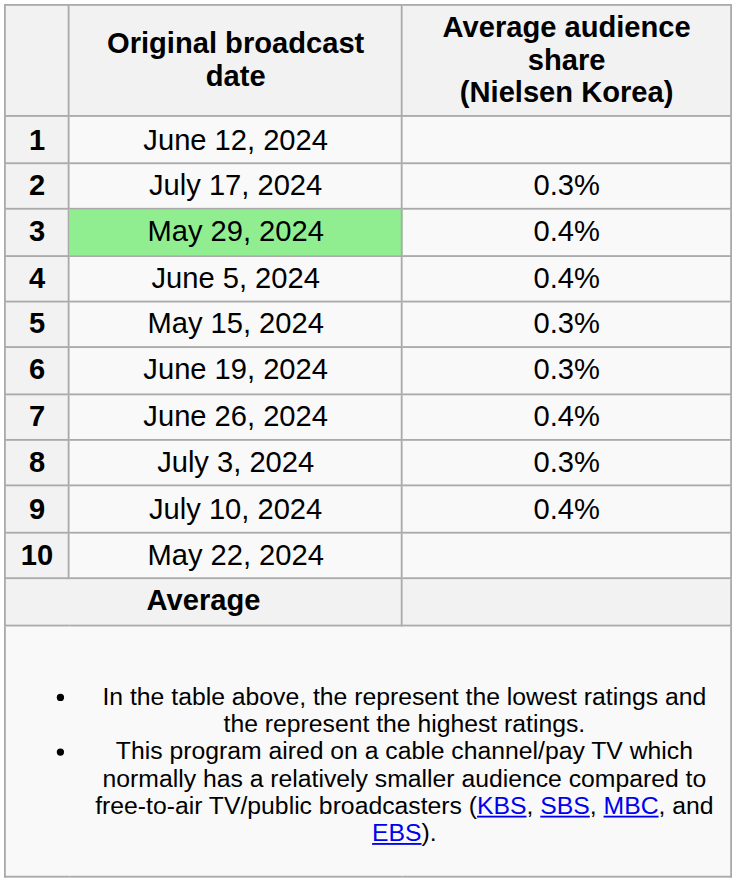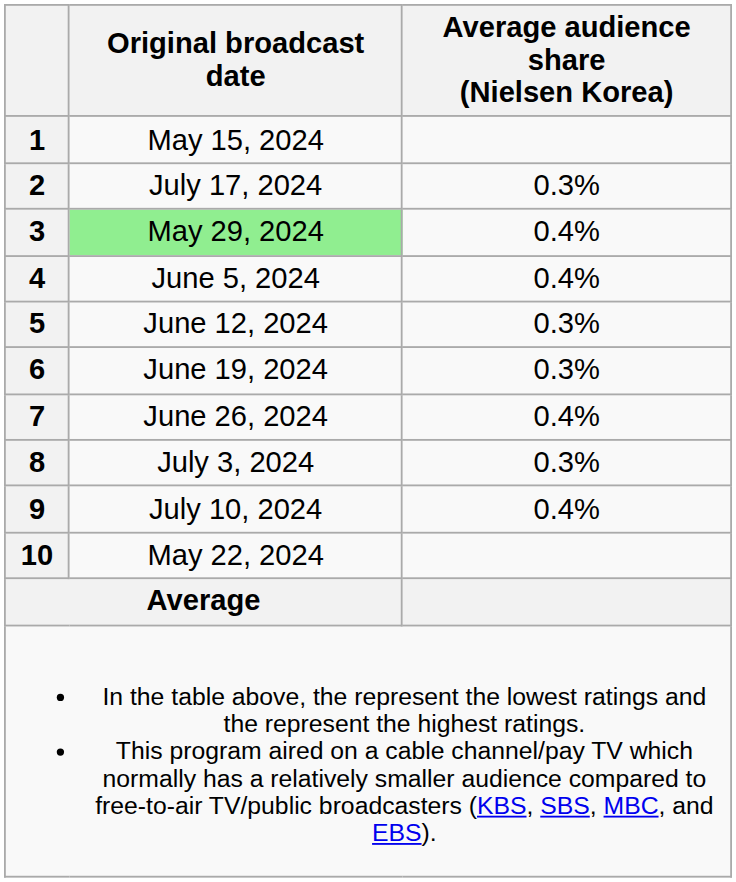(236, 139) June 12, 2024 -> (236, 139) May 15, 2024
(236, 324) May 15, 2024 -> (236, 324) June 12, 2024
